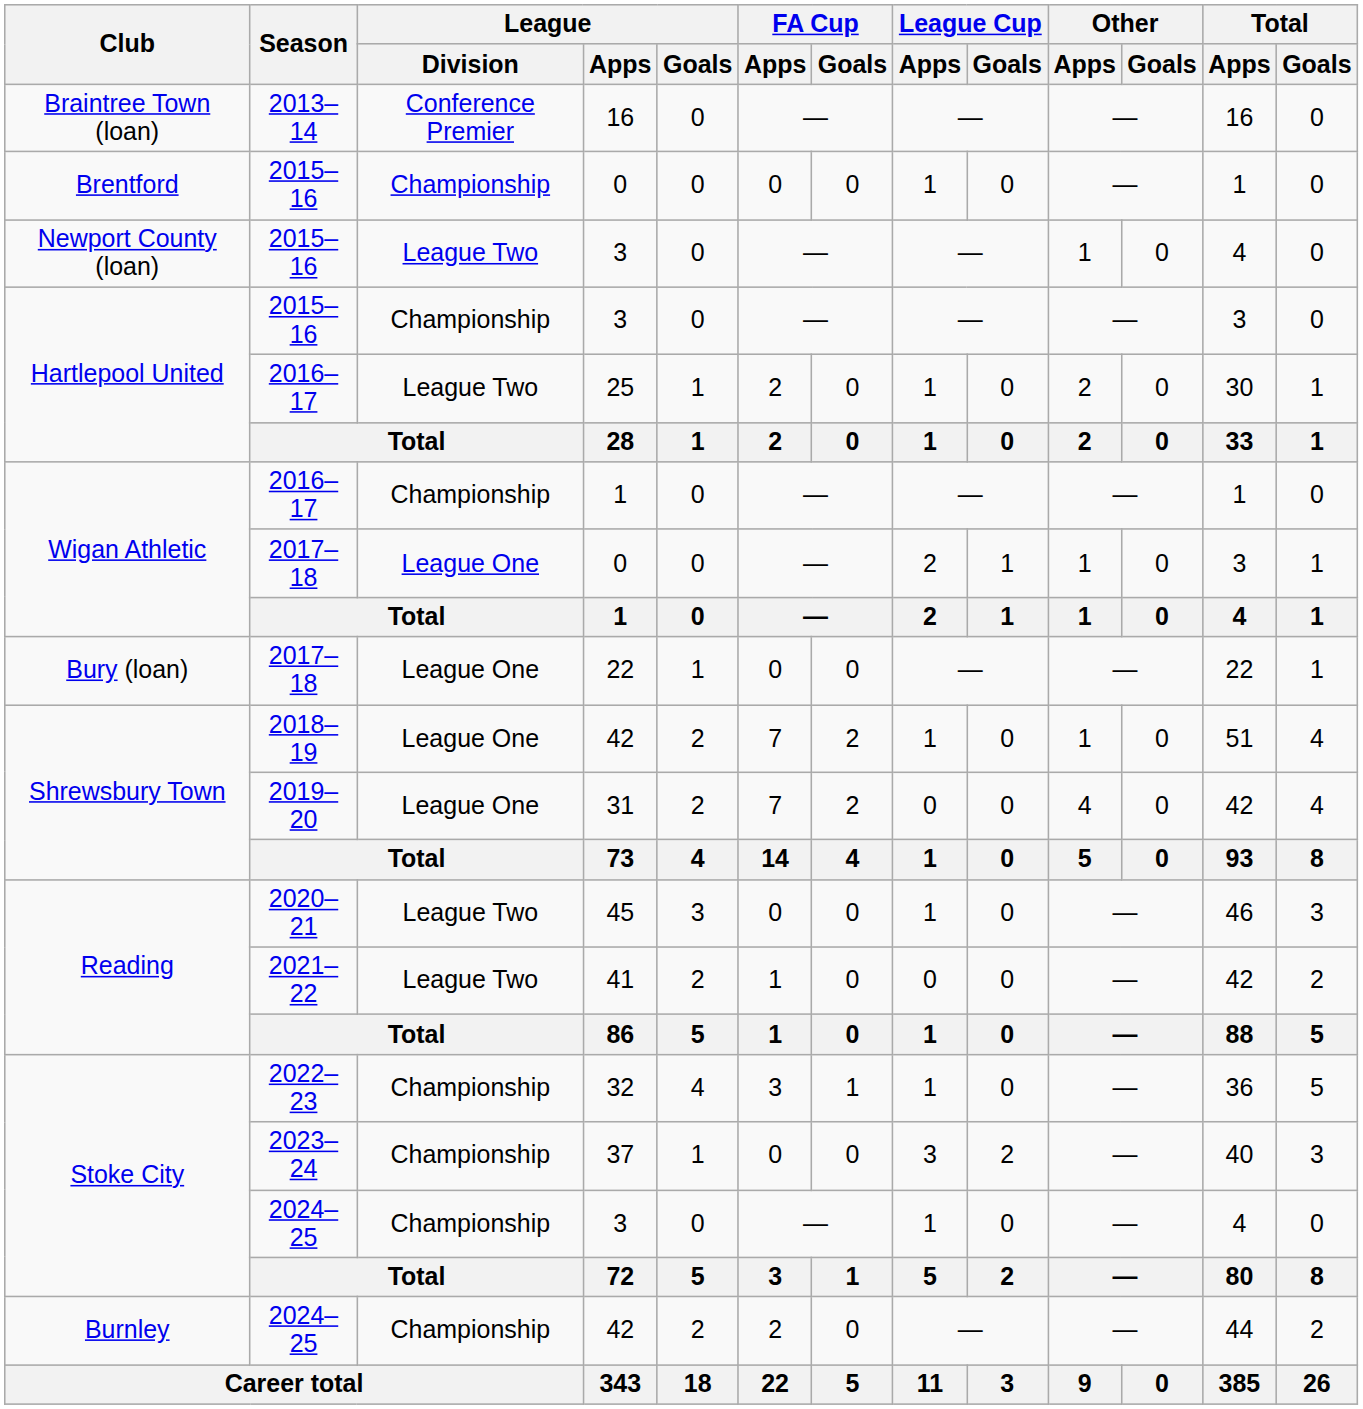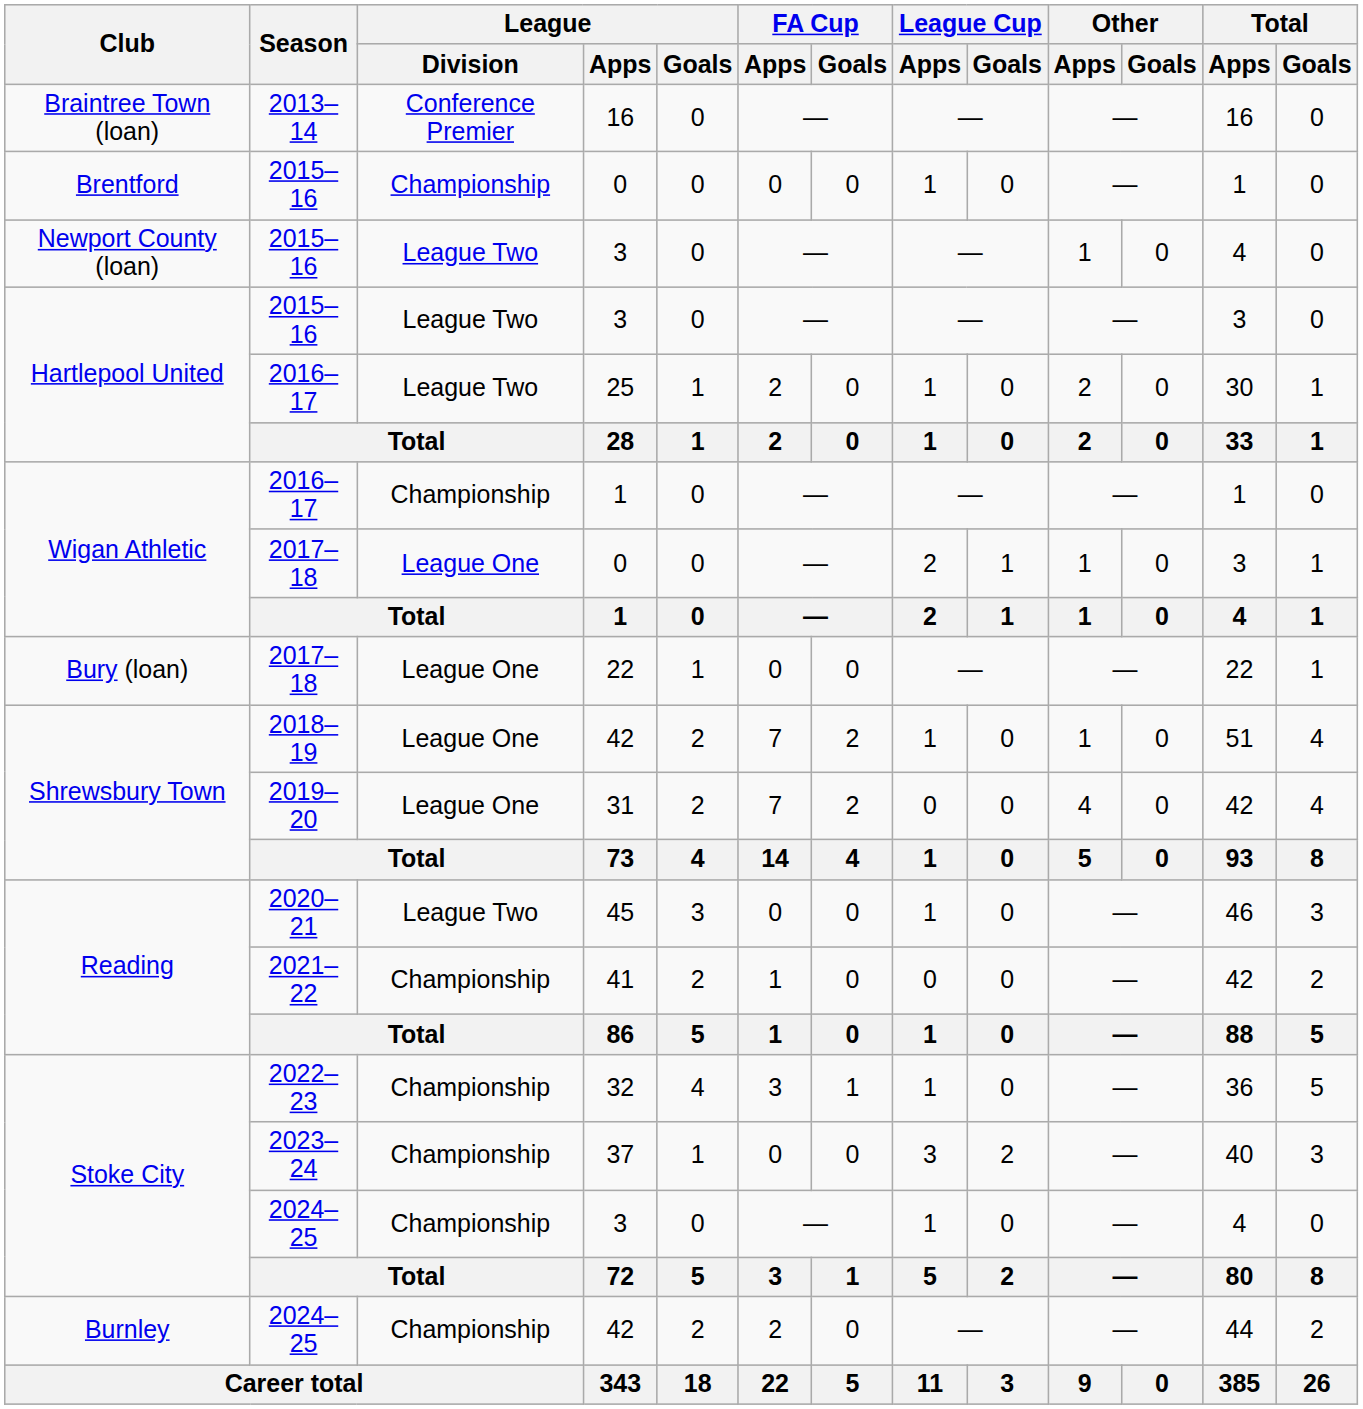(470, 320) Championship -> (470, 320) League Two
(470, 980) League Two -> (470, 980) Championship
